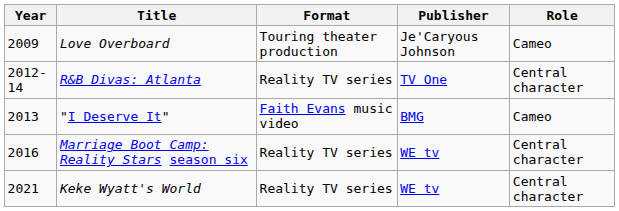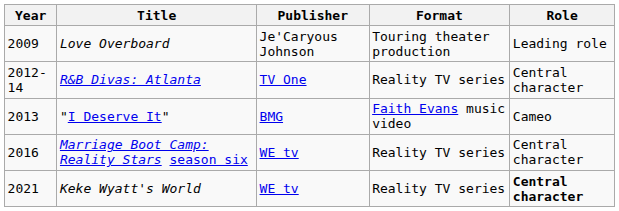columns swapped: (327, 15) <-> (453, 15)
(532, 44) Cameo -> (560, 44) Leading role
(548, 189) normal -> (548, 189) bold
